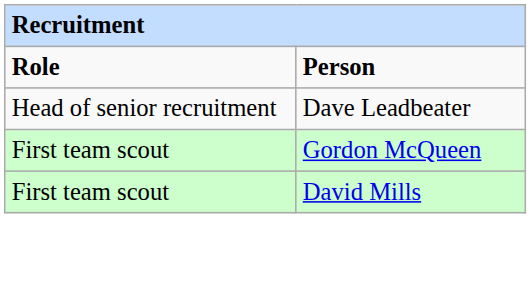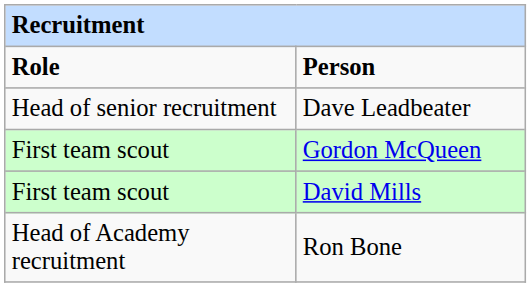+ row: (352, 247)
